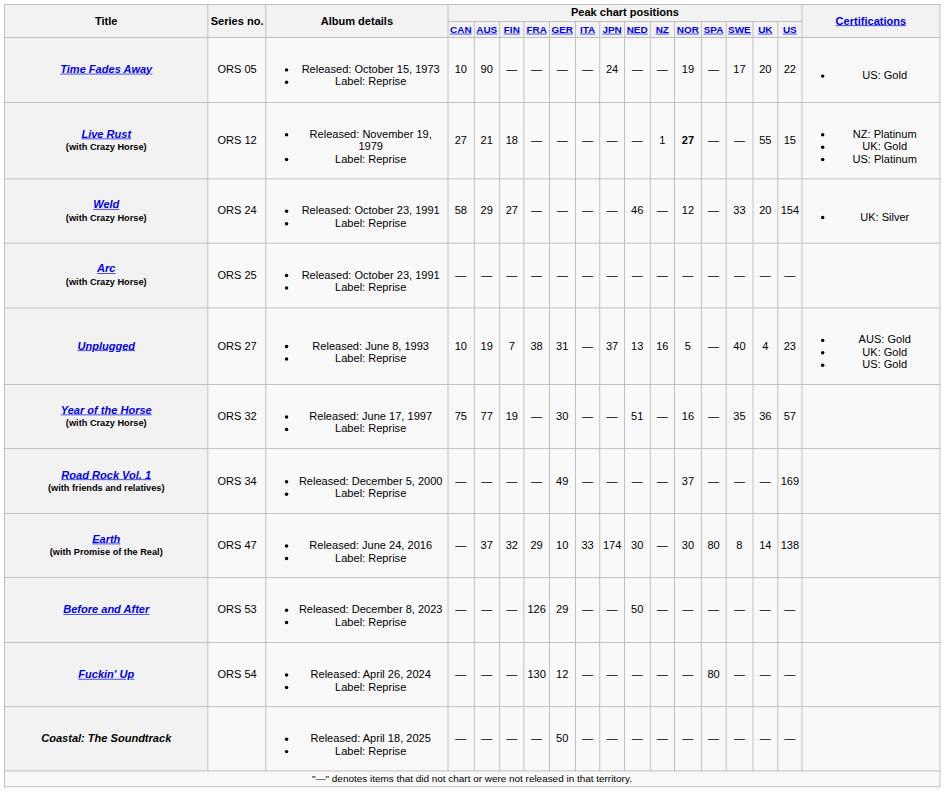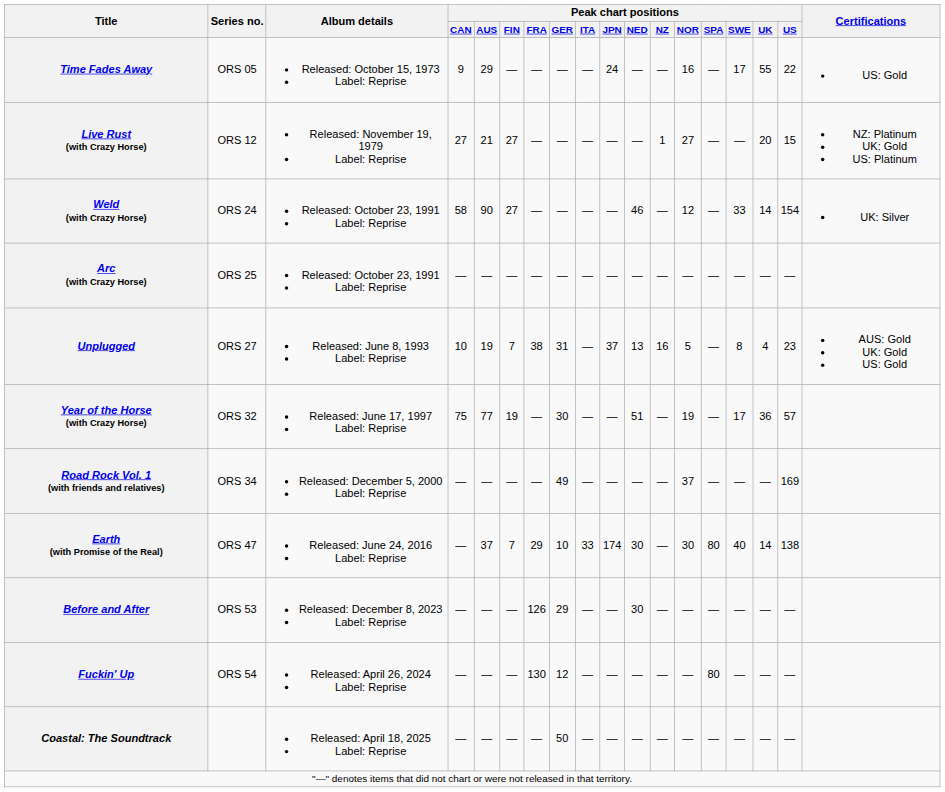(461, 69) 10 -> (461, 69) 9
(487, 69) 90 -> (487, 69) 29
(688, 69) 19 -> (688, 69) 16
(765, 69) 20 -> (765, 69) 55
(512, 140) 18 -> (512, 140) 27
(688, 140) bold -> (688, 140) normal
(765, 140) 55 -> (765, 140) 20
(487, 211) 29 -> (487, 211) 90
(765, 211) 20 -> (765, 211) 14
(739, 346) 40 -> (739, 346) 8
(688, 416) 16 -> (688, 416) 19
(739, 416) 35 -> (739, 416) 17
(512, 545) 32 -> (512, 545) 7
(739, 545) 8 -> (739, 545) 40
(637, 610) 50 -> (637, 610) 30
